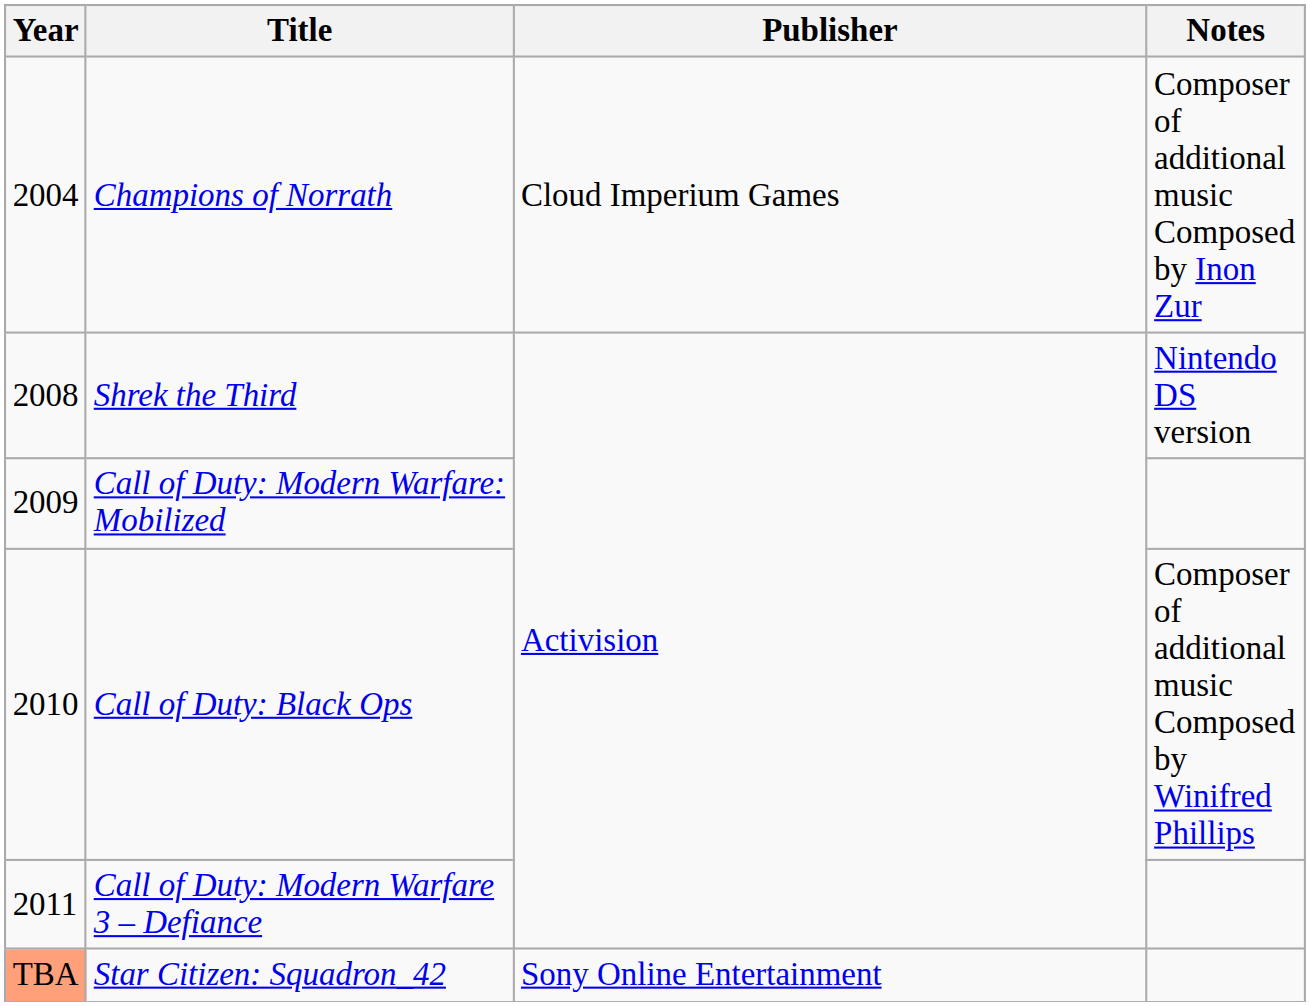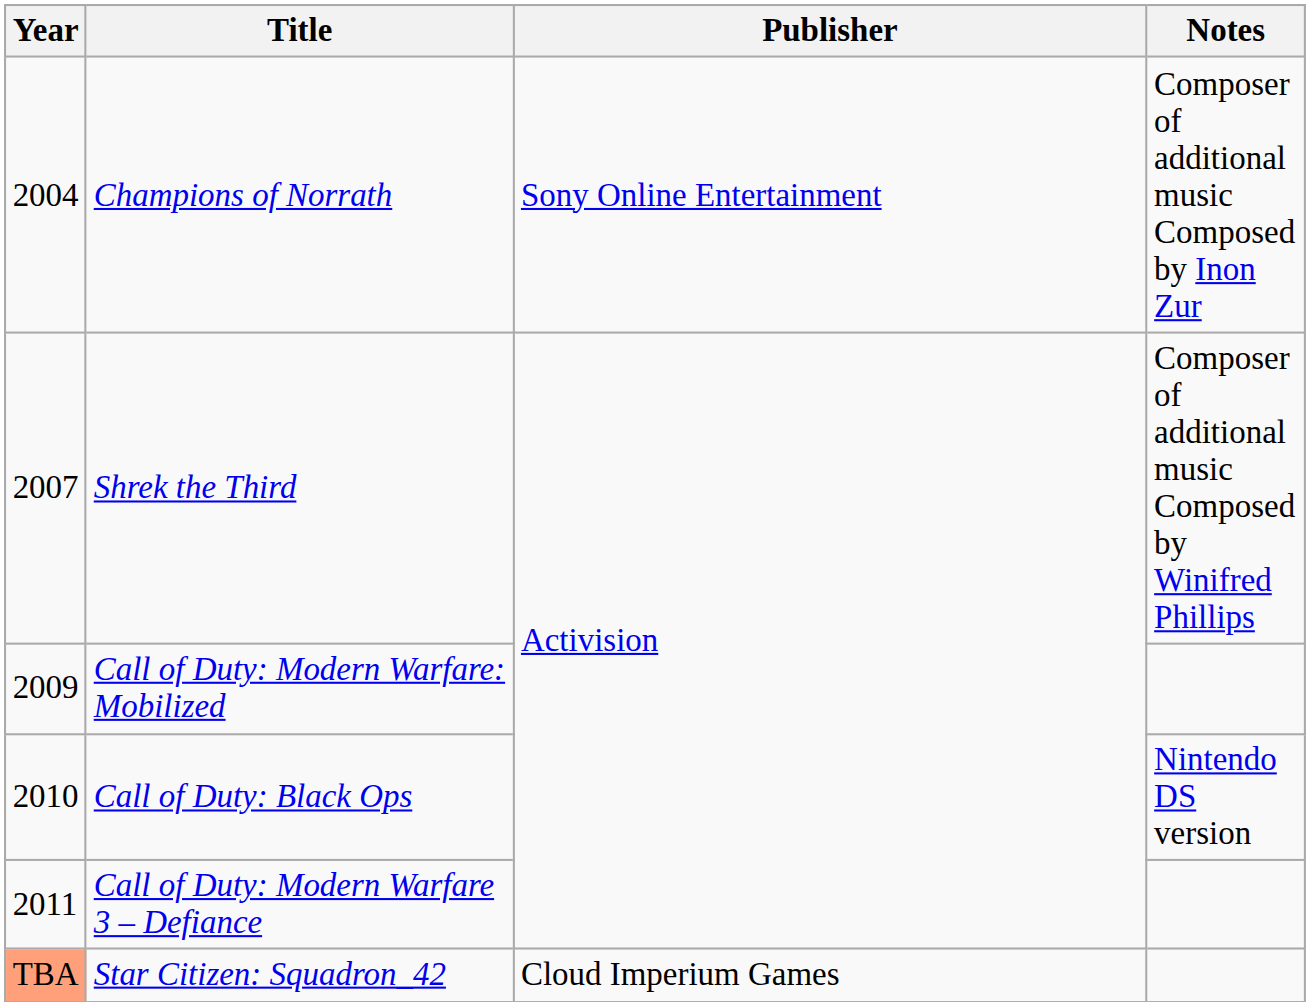(680, 194) Cloud Imperium Games -> (701, 194) Sony Online Entertainment
(46, 394) 2008 -> (46, 487) 2007
(1215, 394) Nintendo DS version -> (1225, 487) Composer of additional music Composed by Winifred Phillips
(1225, 703) Composer of additional music Composed by Winifred Phillips -> (1215, 795) Nintendo DS version
(701, 974) Sony Online Entertainment -> (680, 974) Cloud Imperium Games
